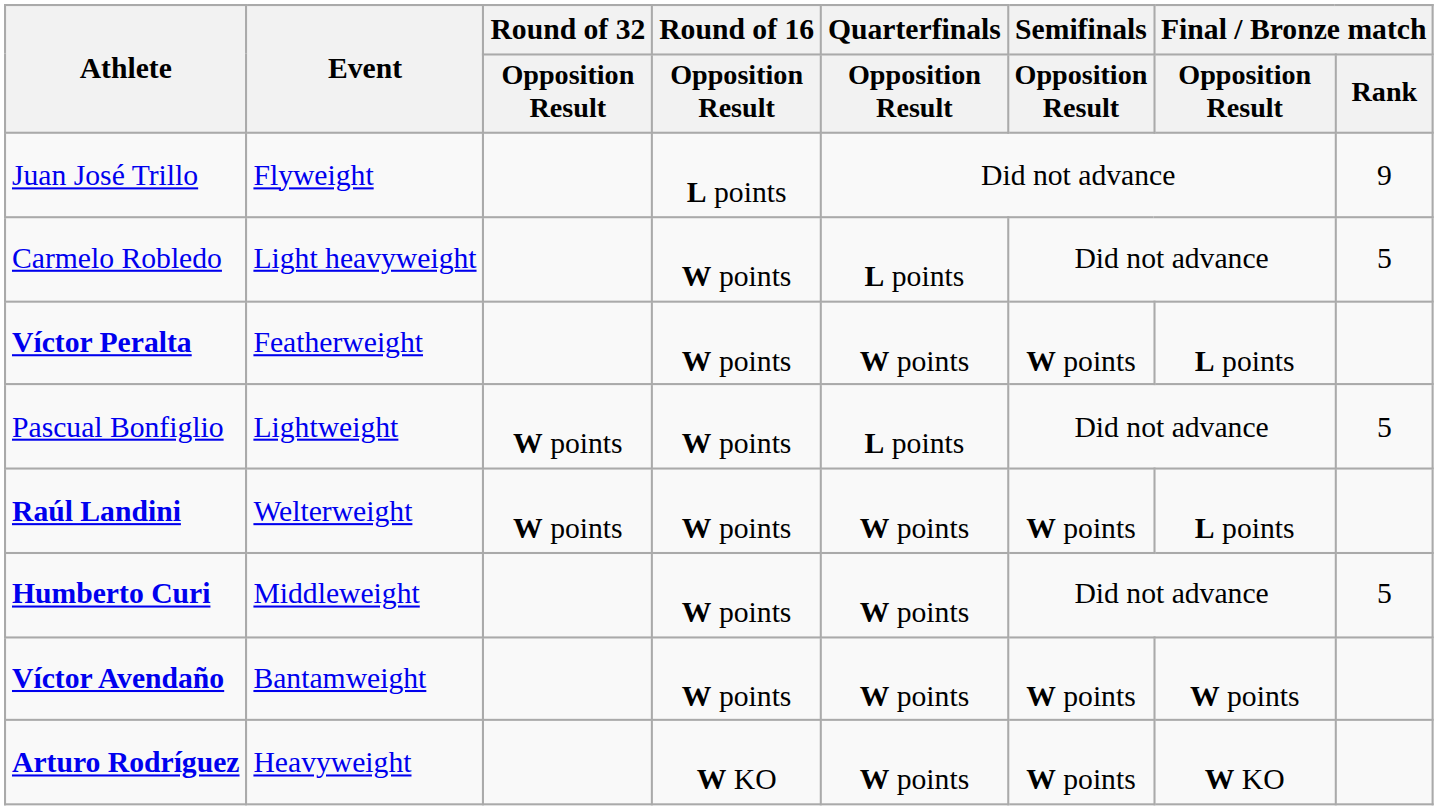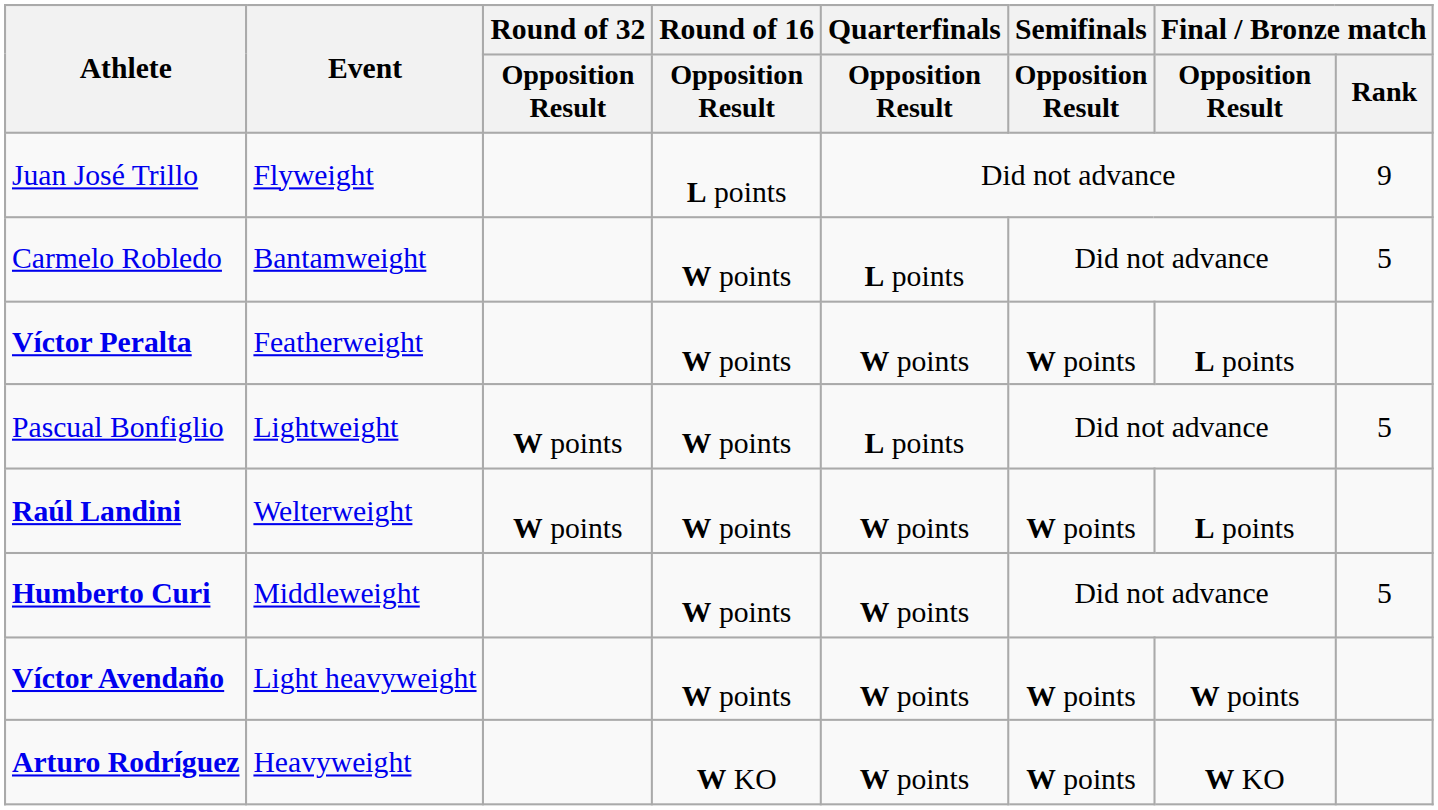(365, 258) Light heavyweight -> (340, 258) Bantamweight
(340, 678) Bantamweight -> (365, 678) Light heavyweight
